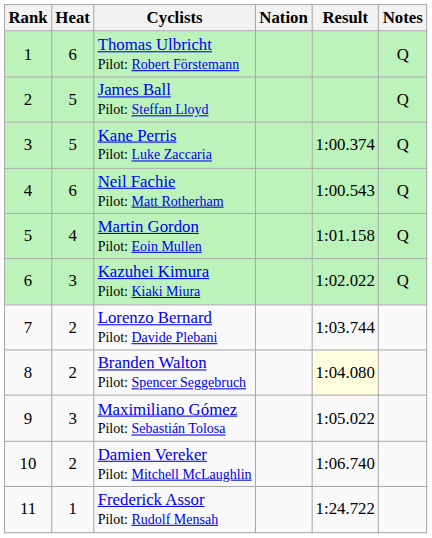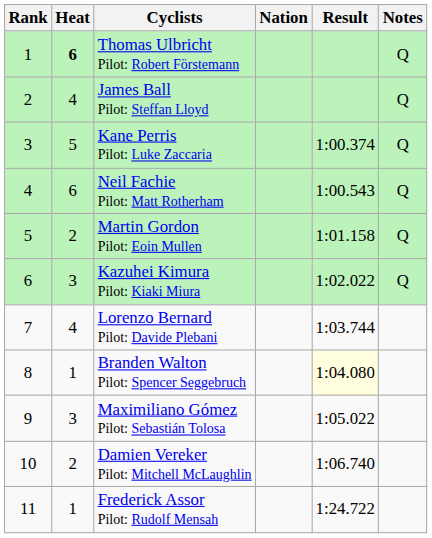(73, 53) normal -> (73, 53) bold
(73, 99) 5 -> (73, 99) 4
(73, 236) 4 -> (73, 236) 2
(73, 327) 2 -> (73, 327) 4
(73, 372) 2 -> (73, 372) 1
